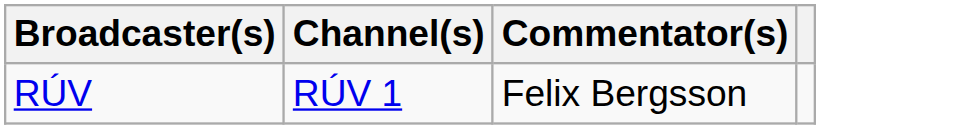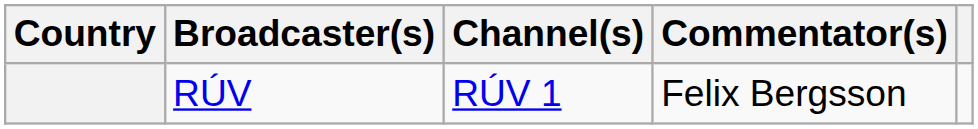+ column: (85, 33)
